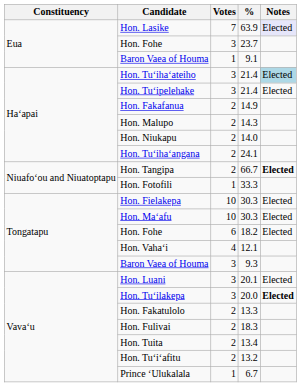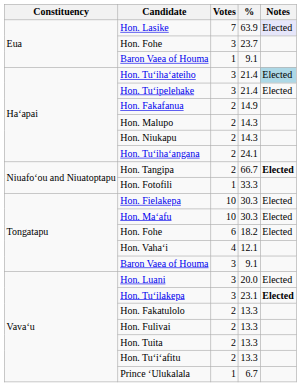(249, 138) 14.0 -> (249, 138) 14.3
(252, 264) 9.3 -> (252, 264) 9.1
(249, 279) 20.1 -> (249, 279) 20.0
(249, 295) 20.0 -> (249, 295) 23.1
(249, 327) 18.3 -> (249, 327) 13.3
(249, 342) 13.4 -> (249, 342) 13.3
(249, 358) 13.2 -> (249, 358) 13.3
